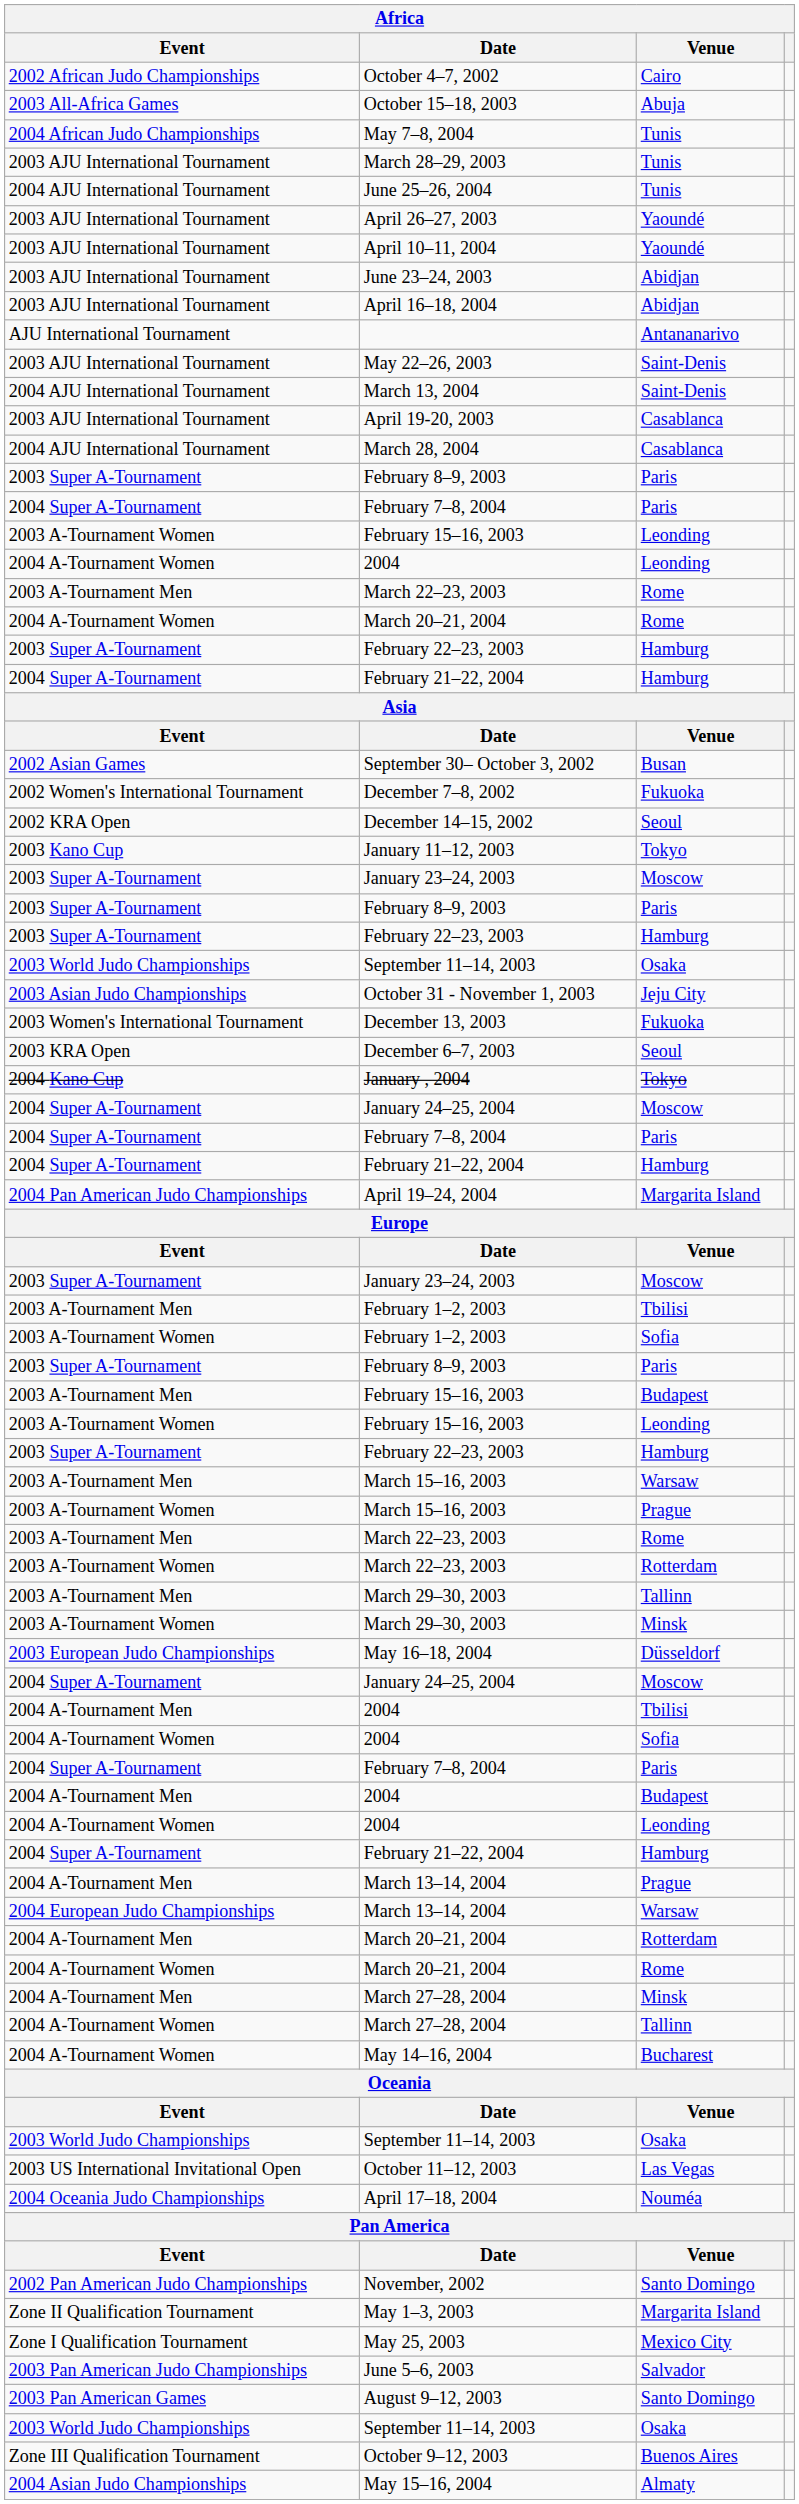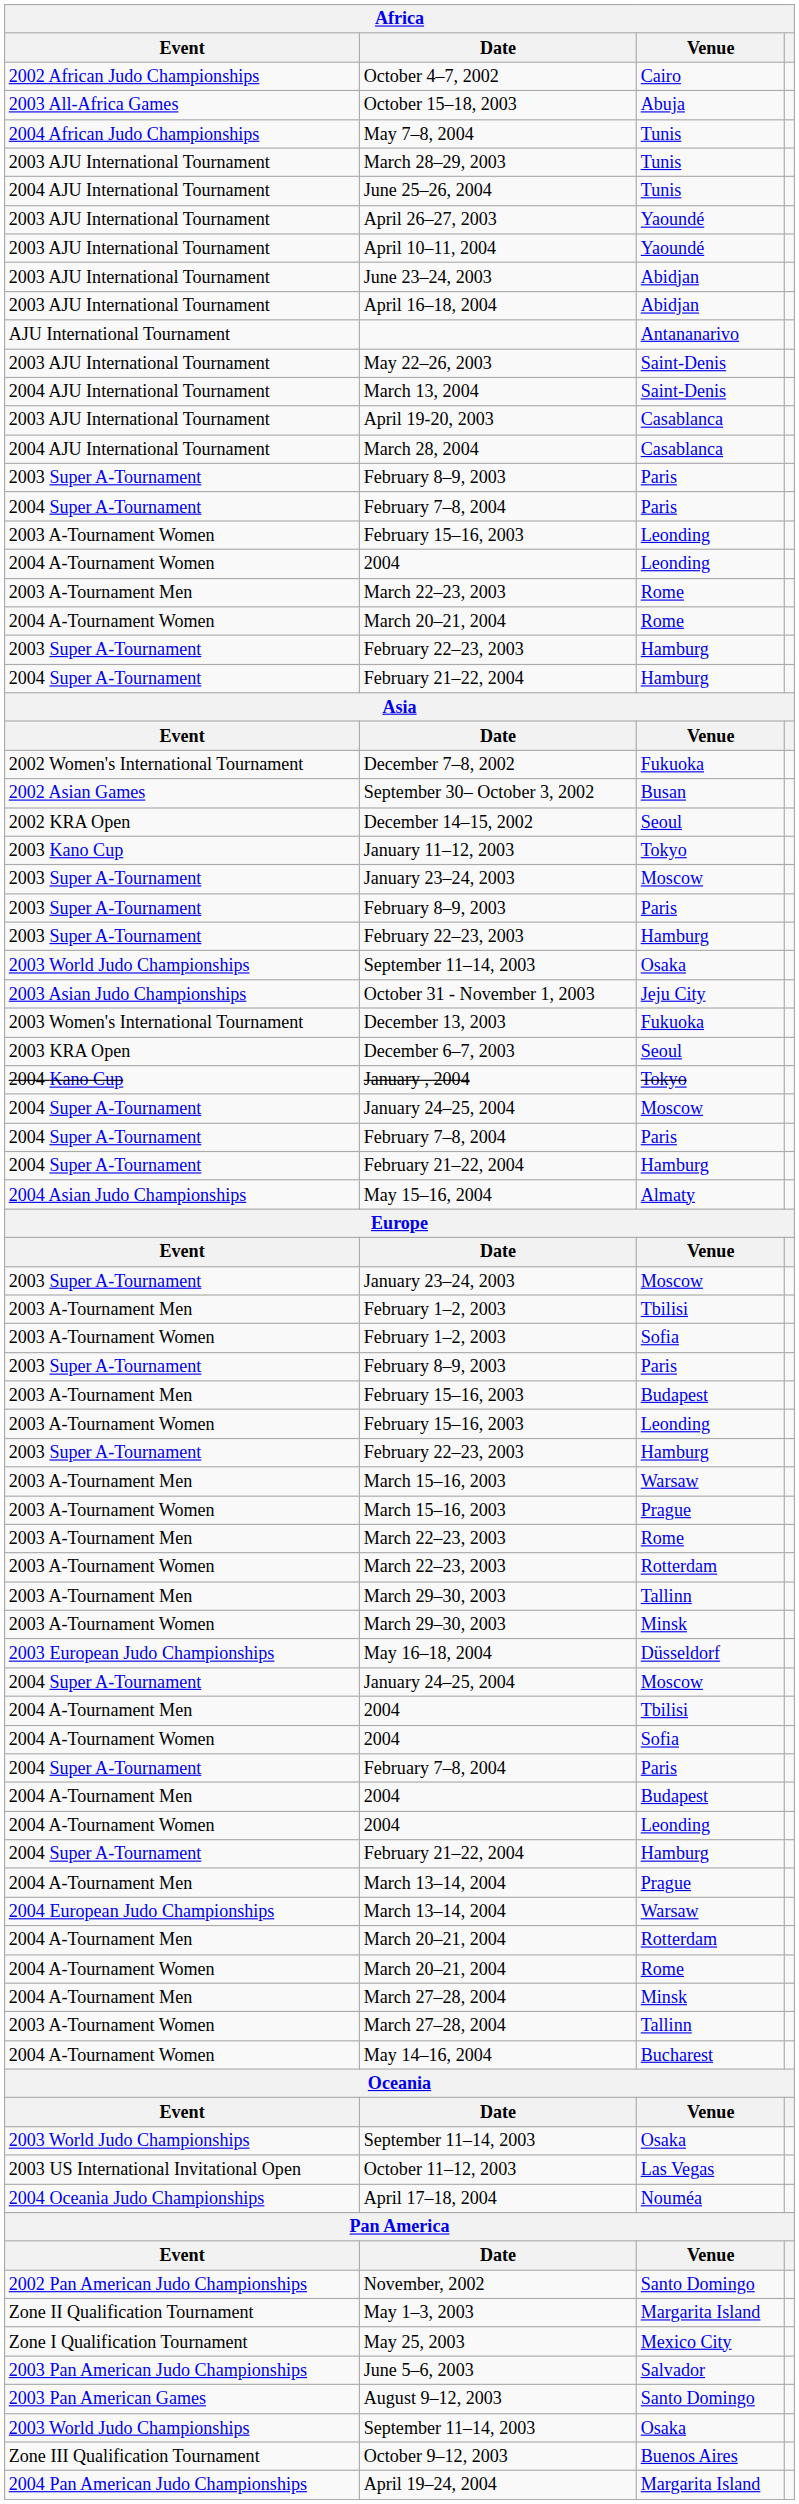rows swapped: (479, 764) <-> (439, 793)
rows swapped: (428, 2484) <-> (430, 1194)
(112, 2025) 2004 A-Tournament Women -> (112, 2025) 2003 A-Tournament Women
